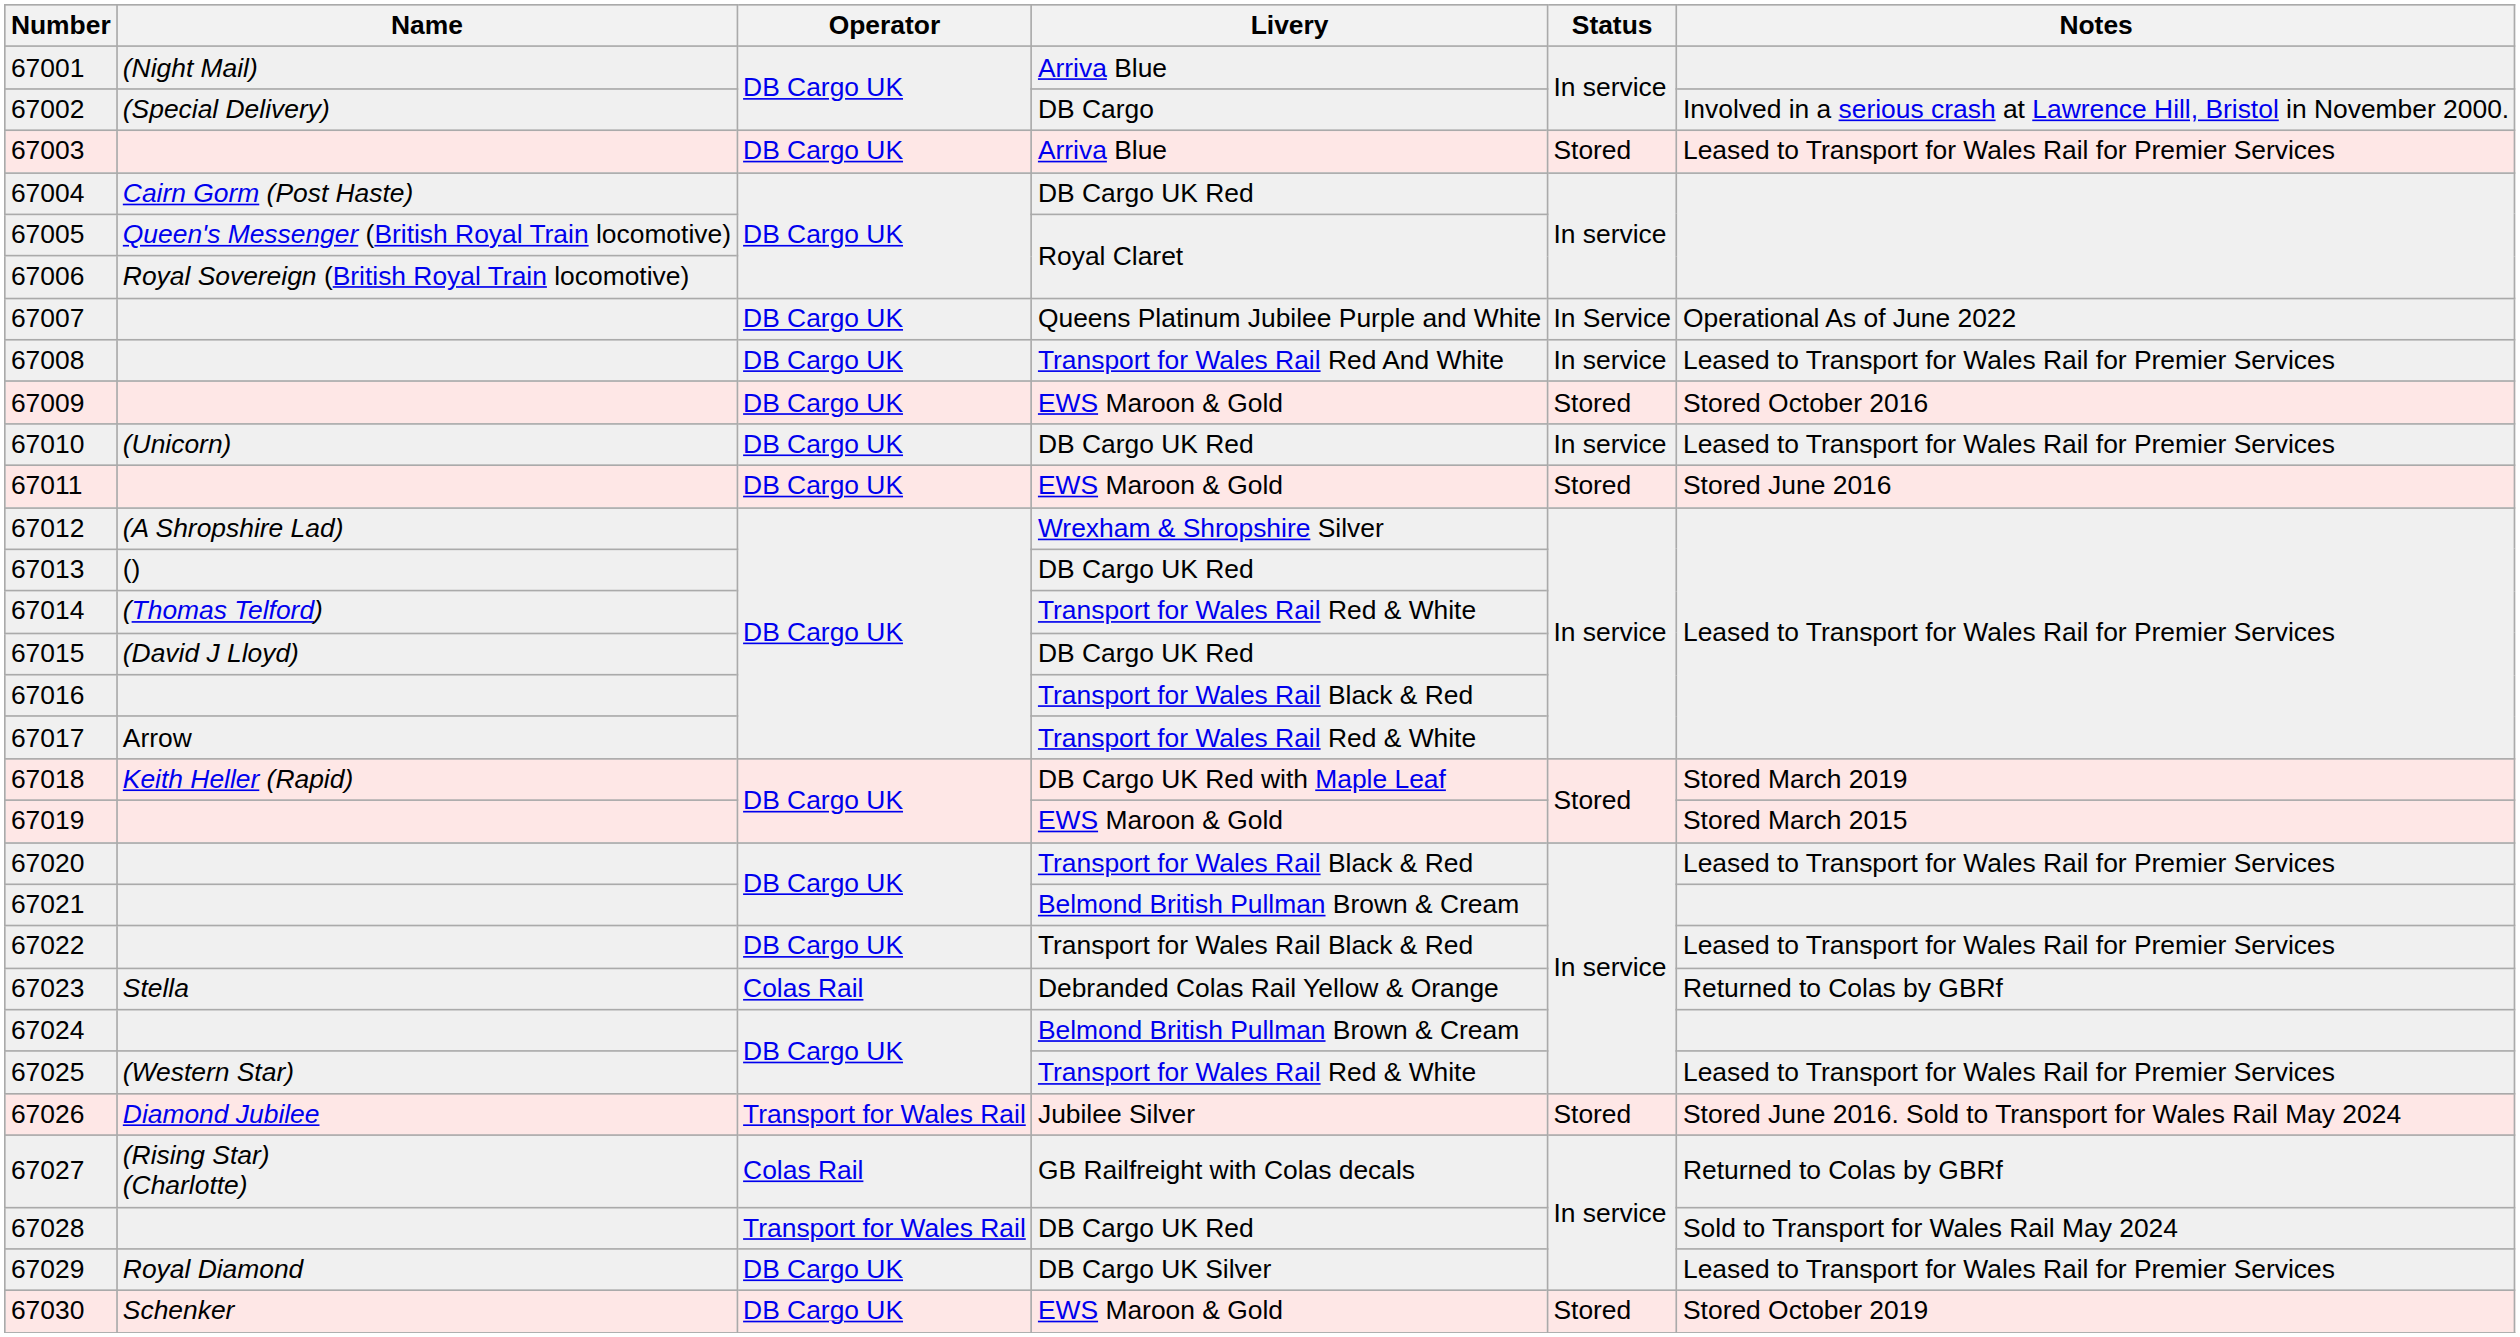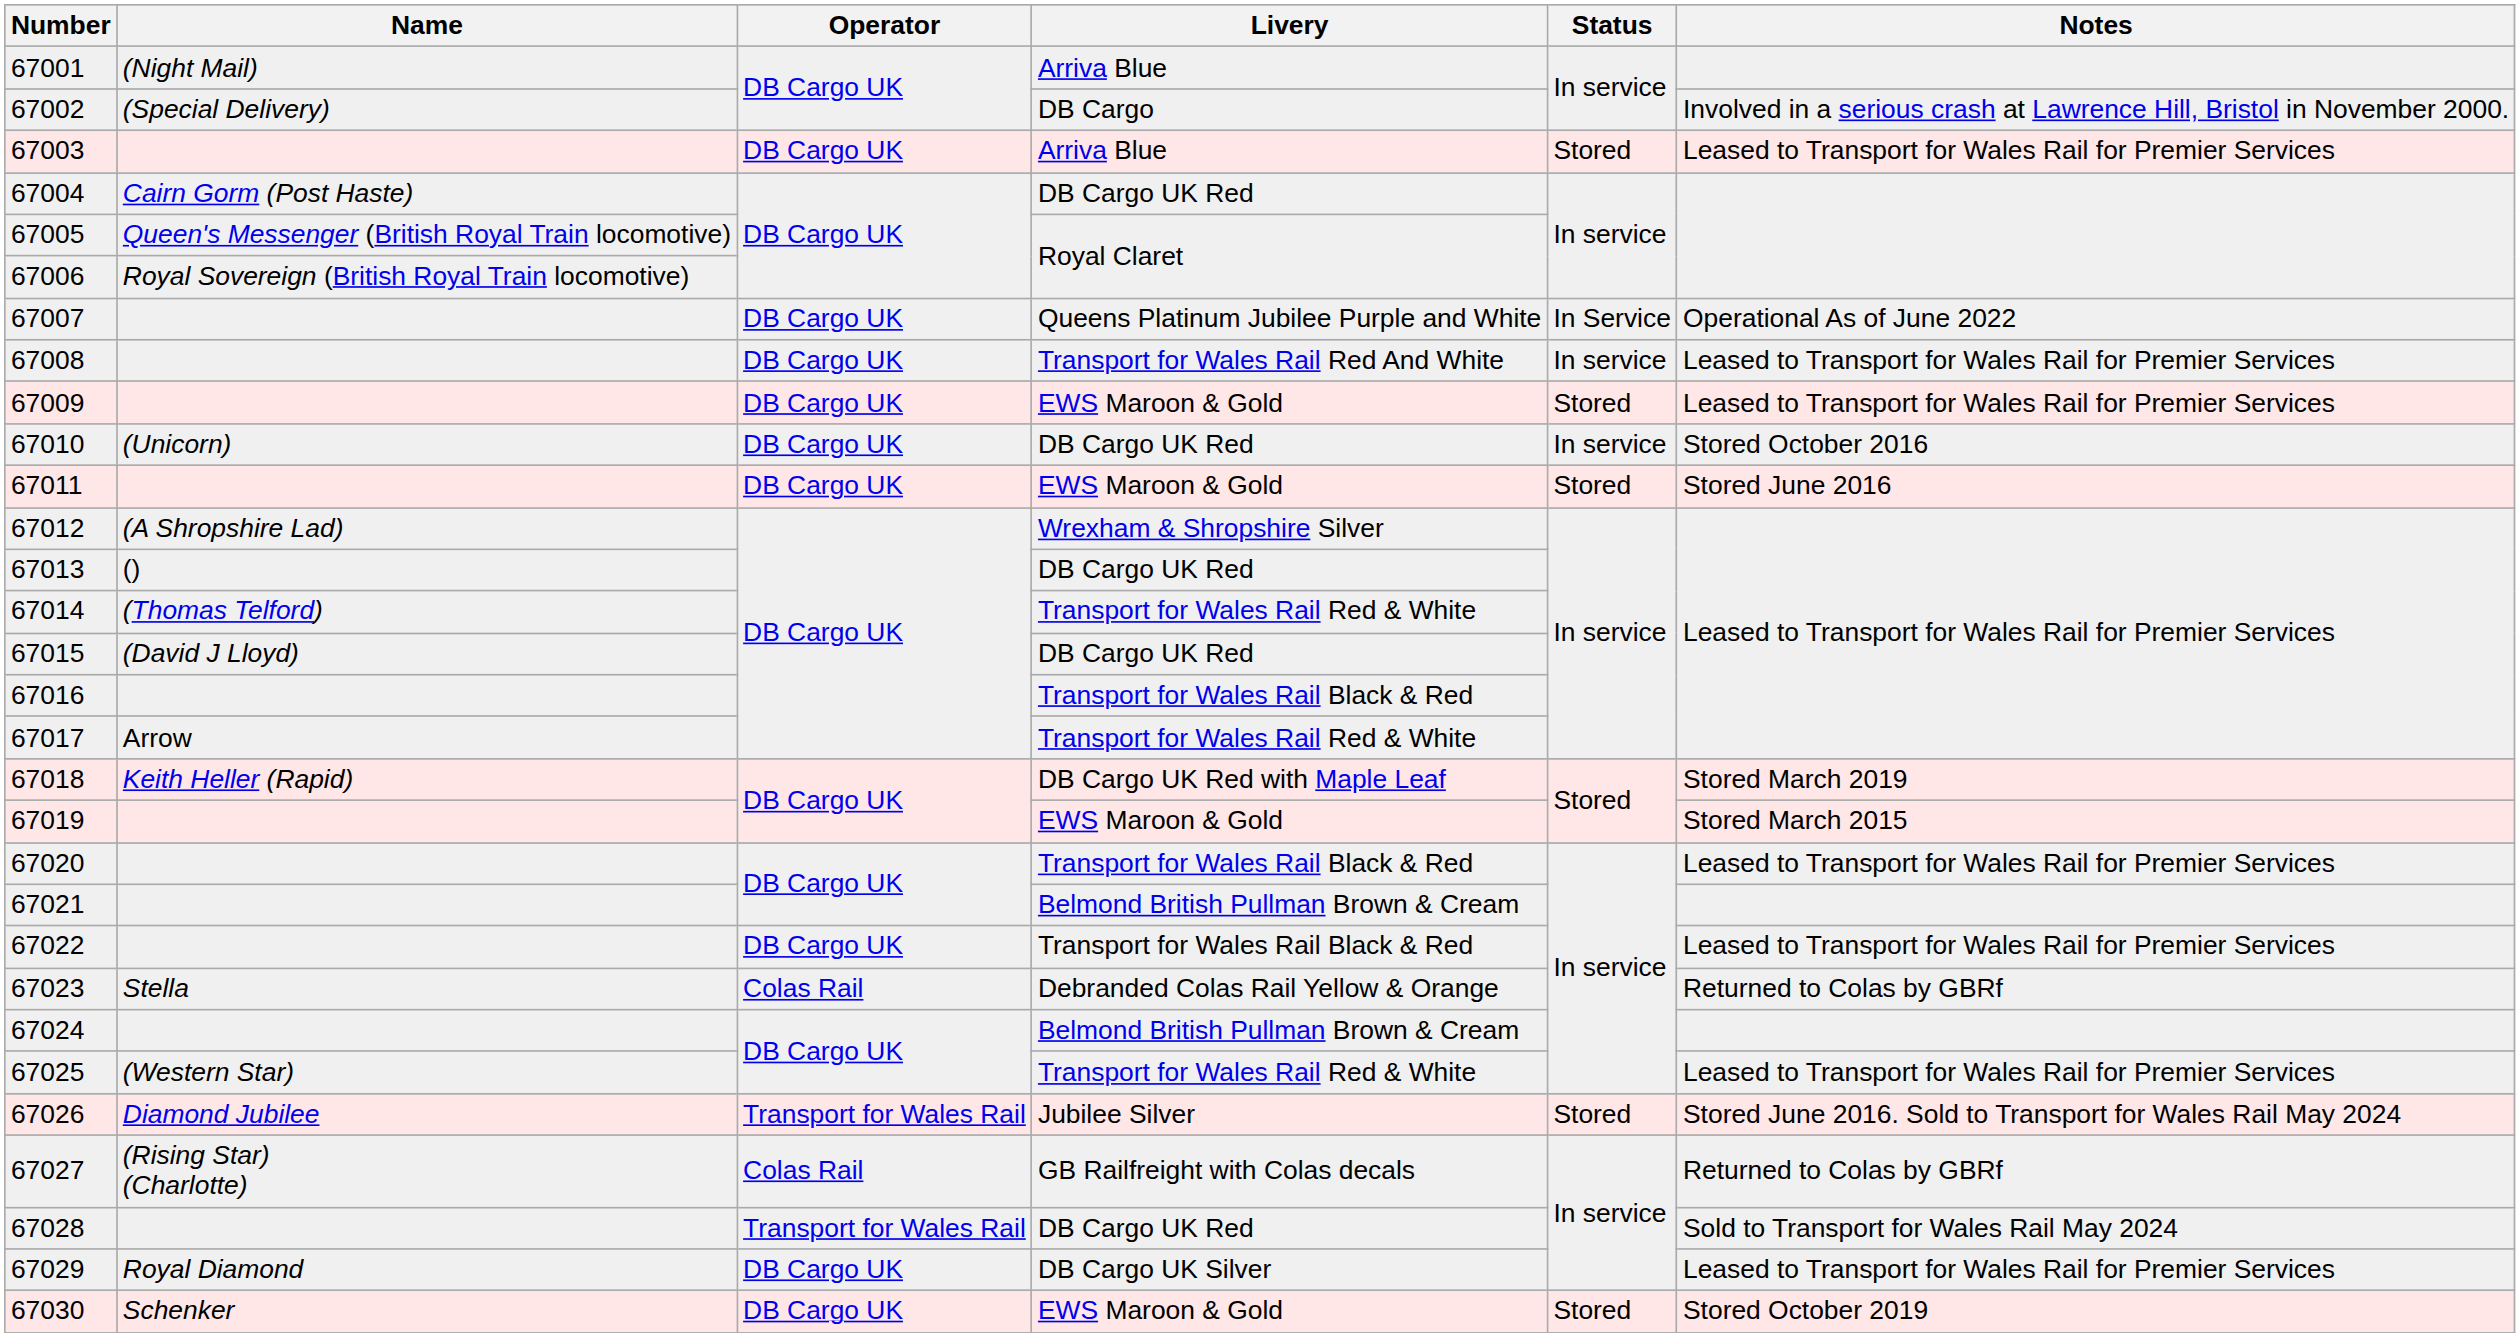(1806, 402) Stored October 2016 -> (2009, 402) Leased to Transport for Wales Rail for Premier Services
(2009, 444) Leased to Transport for Wales Rail for Premier Services -> (1806, 444) Stored October 2016
